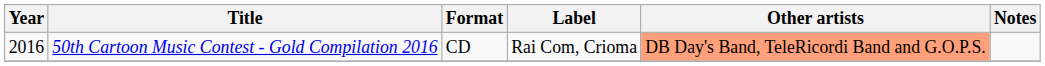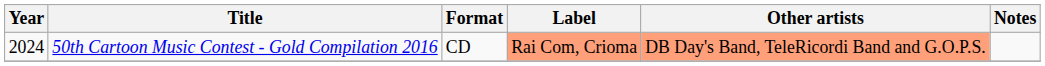(26, 46) 2016 -> (26, 46) 2024
(574, 46) no background -> (574, 46) lightsalmon background
